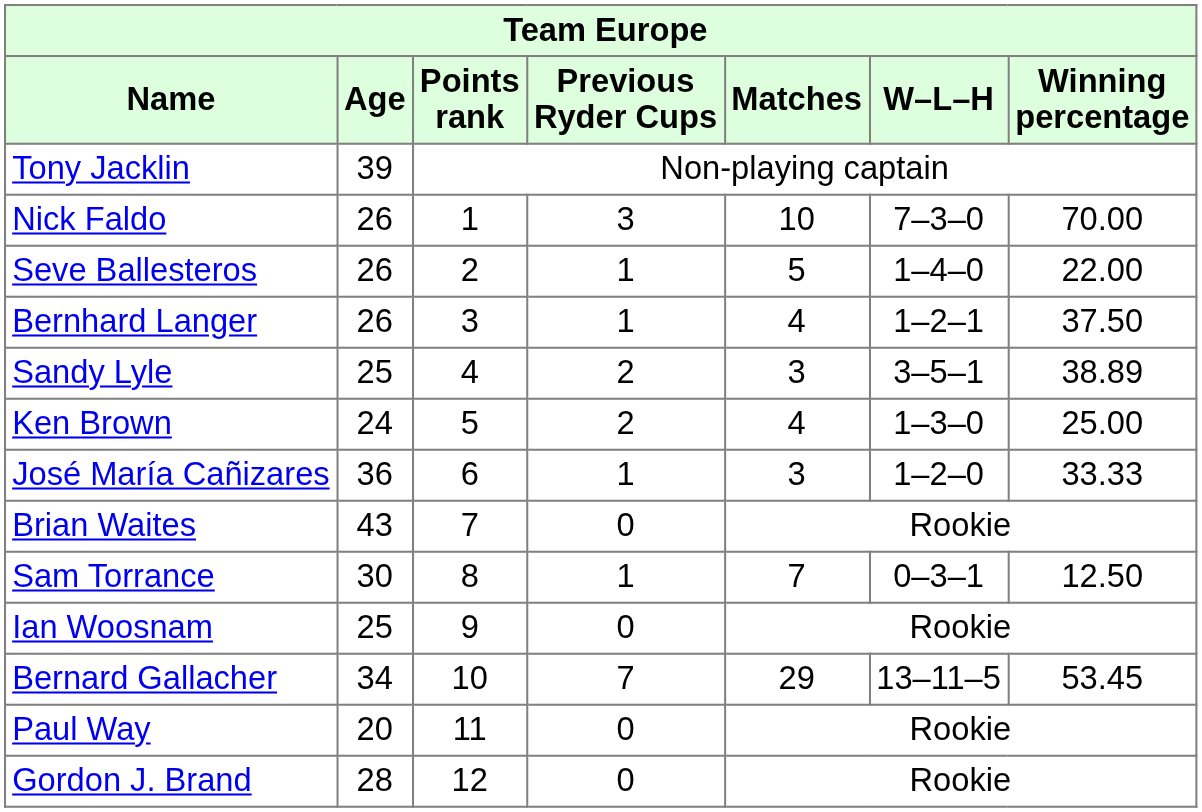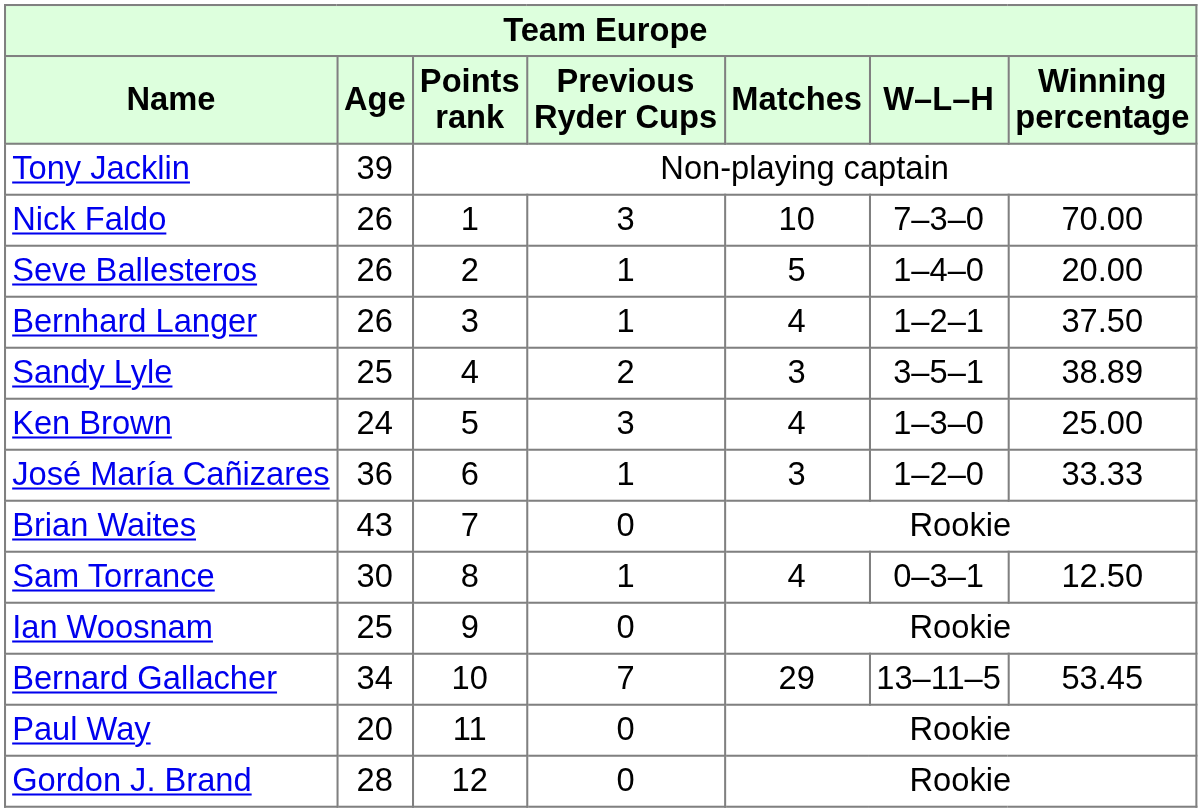(1102, 270) 22.00 -> (1102, 270) 20.00
(625, 423) 2 -> (625, 423) 3
(797, 576) 7 -> (797, 576) 4
